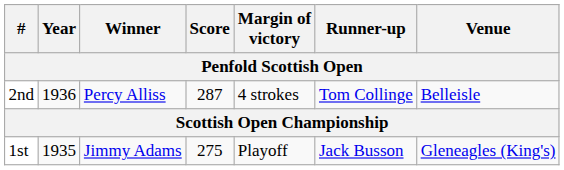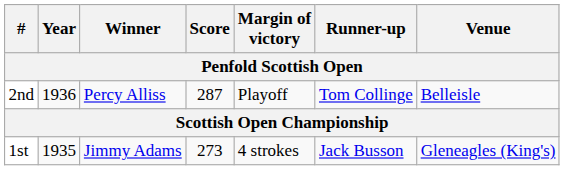(268, 95) 4 strokes -> (263, 95) Playoff
(210, 151) 275 -> (210, 151) 273
(263, 151) Playoff -> (268, 151) 4 strokes
